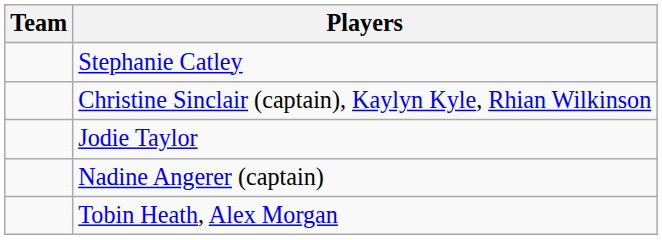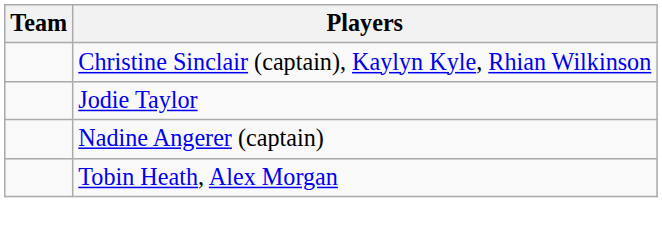- row: (160, 61)
